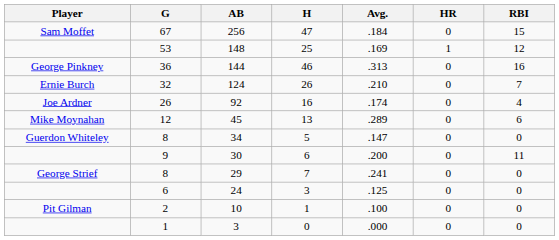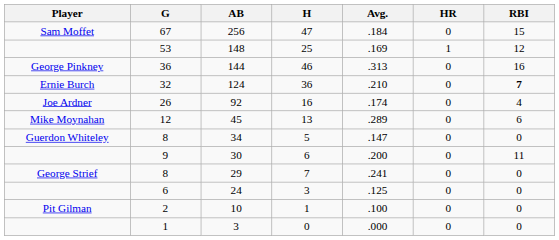(307, 84) 26 -> (307, 84) 36
(519, 84) normal -> (519, 84) bold
